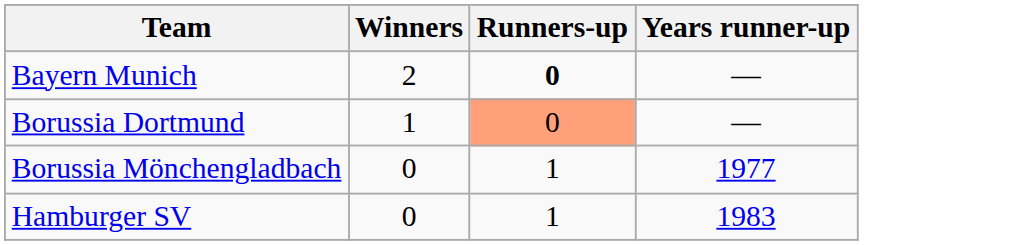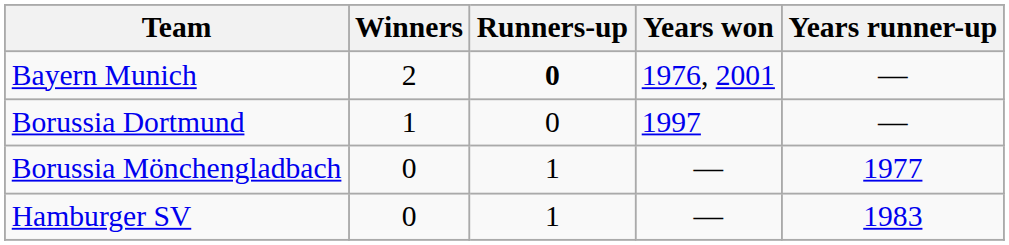+ column: (708, 27)
(552, 121) lightsalmon background -> (552, 121) no background
